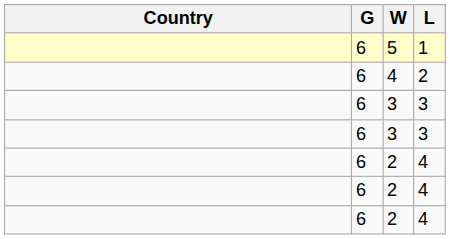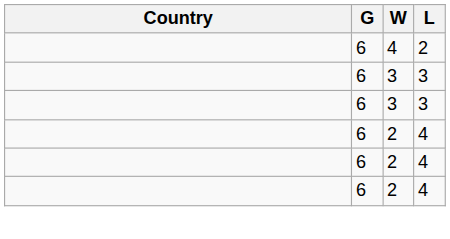- row: (392, 47)
